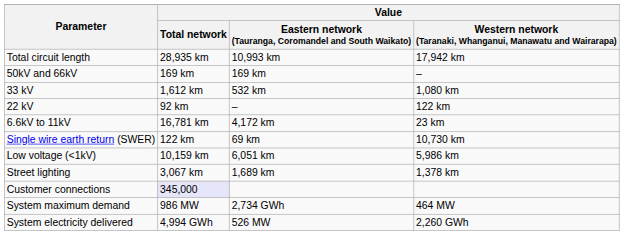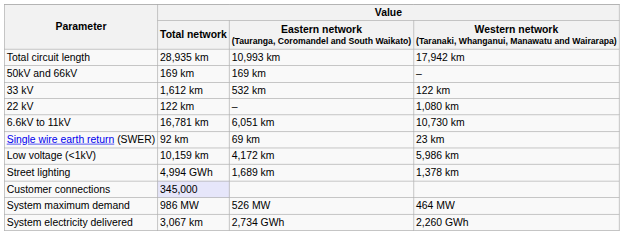(437, 90) 1,080 km -> (433, 90) 122 km
(174, 106) 92 km -> (177, 106) 122 km
(433, 106) 122 km -> (437, 106) 1,080 km
(253, 123) 4,172 km -> (253, 123) 6,051 km
(430, 123) 23 km -> (440, 123) 10,730 km
(177, 139) 122 km -> (174, 139) 92 km
(440, 139) 10,730 km -> (430, 139) 23 km
(253, 156) 6,051 km -> (253, 156) 4,172 km
(181, 172) 3,067 km -> (186, 172) 4,994 GWh
(258, 205) 2,734 GWh -> (251, 205) 526 MW
(186, 222) 4,994 GWh -> (181, 222) 3,067 km
(251, 222) 526 MW -> (258, 222) 2,734 GWh
